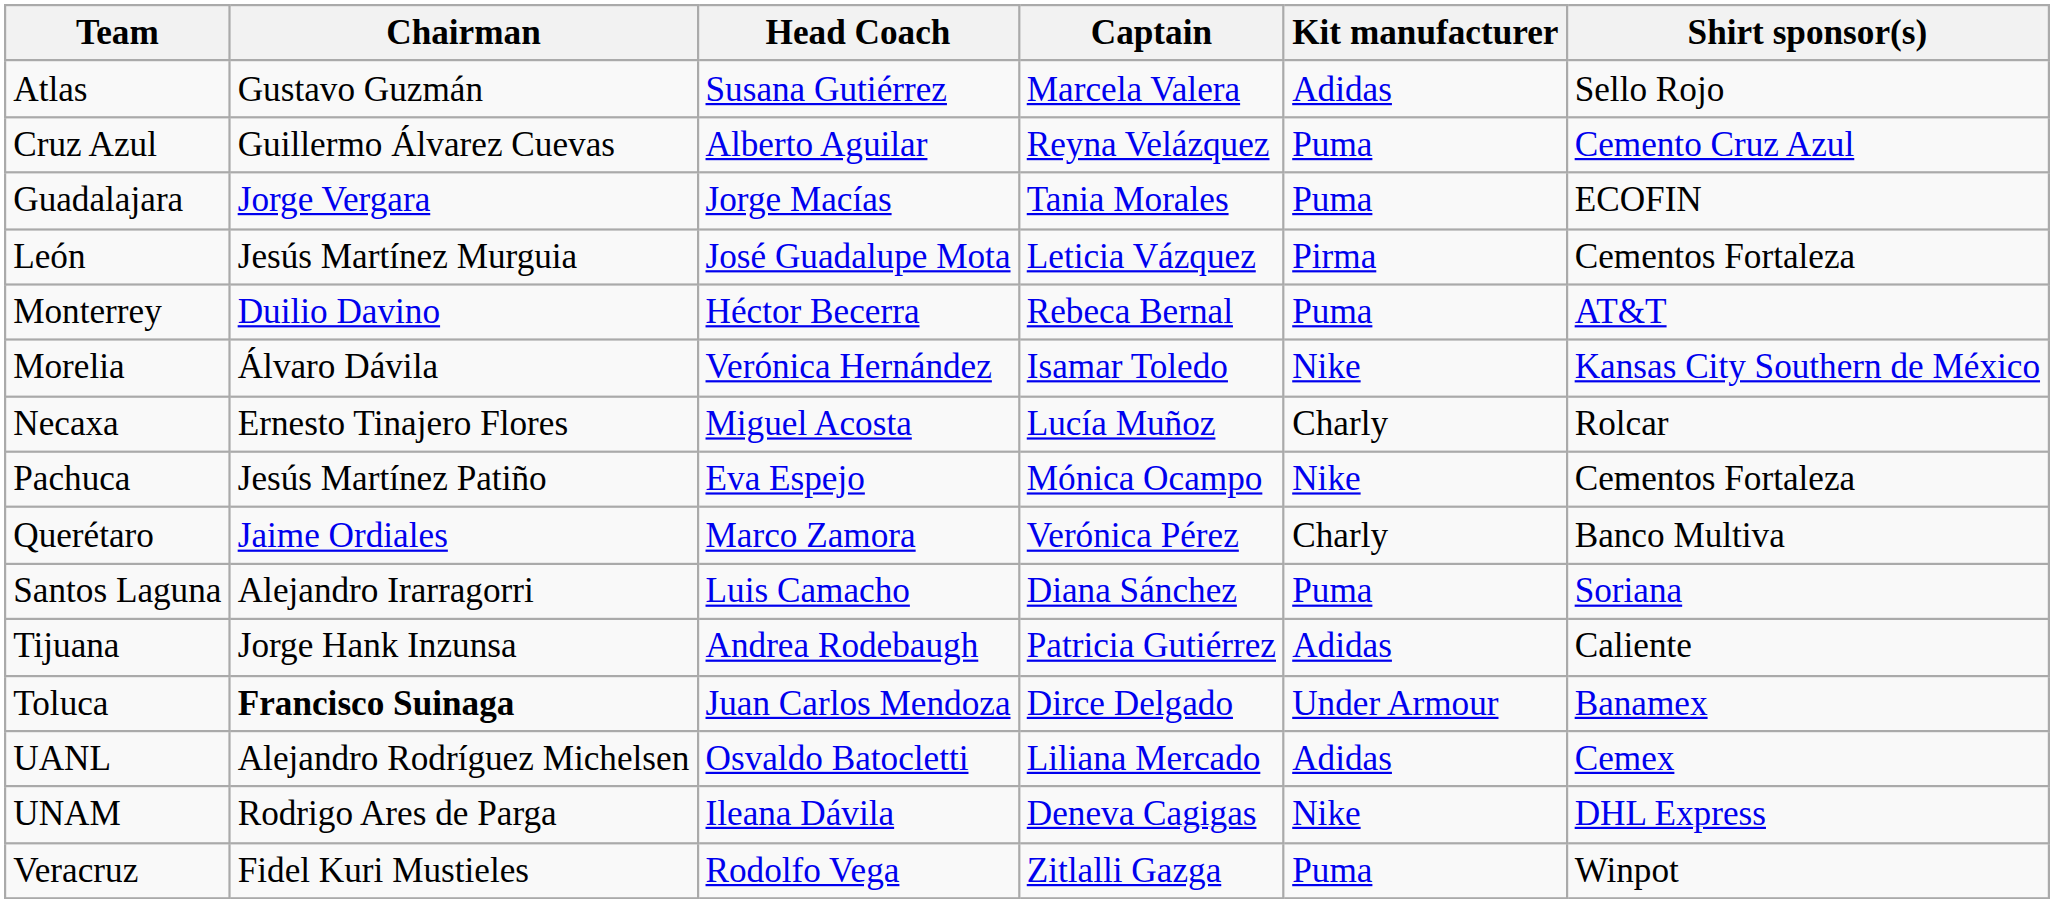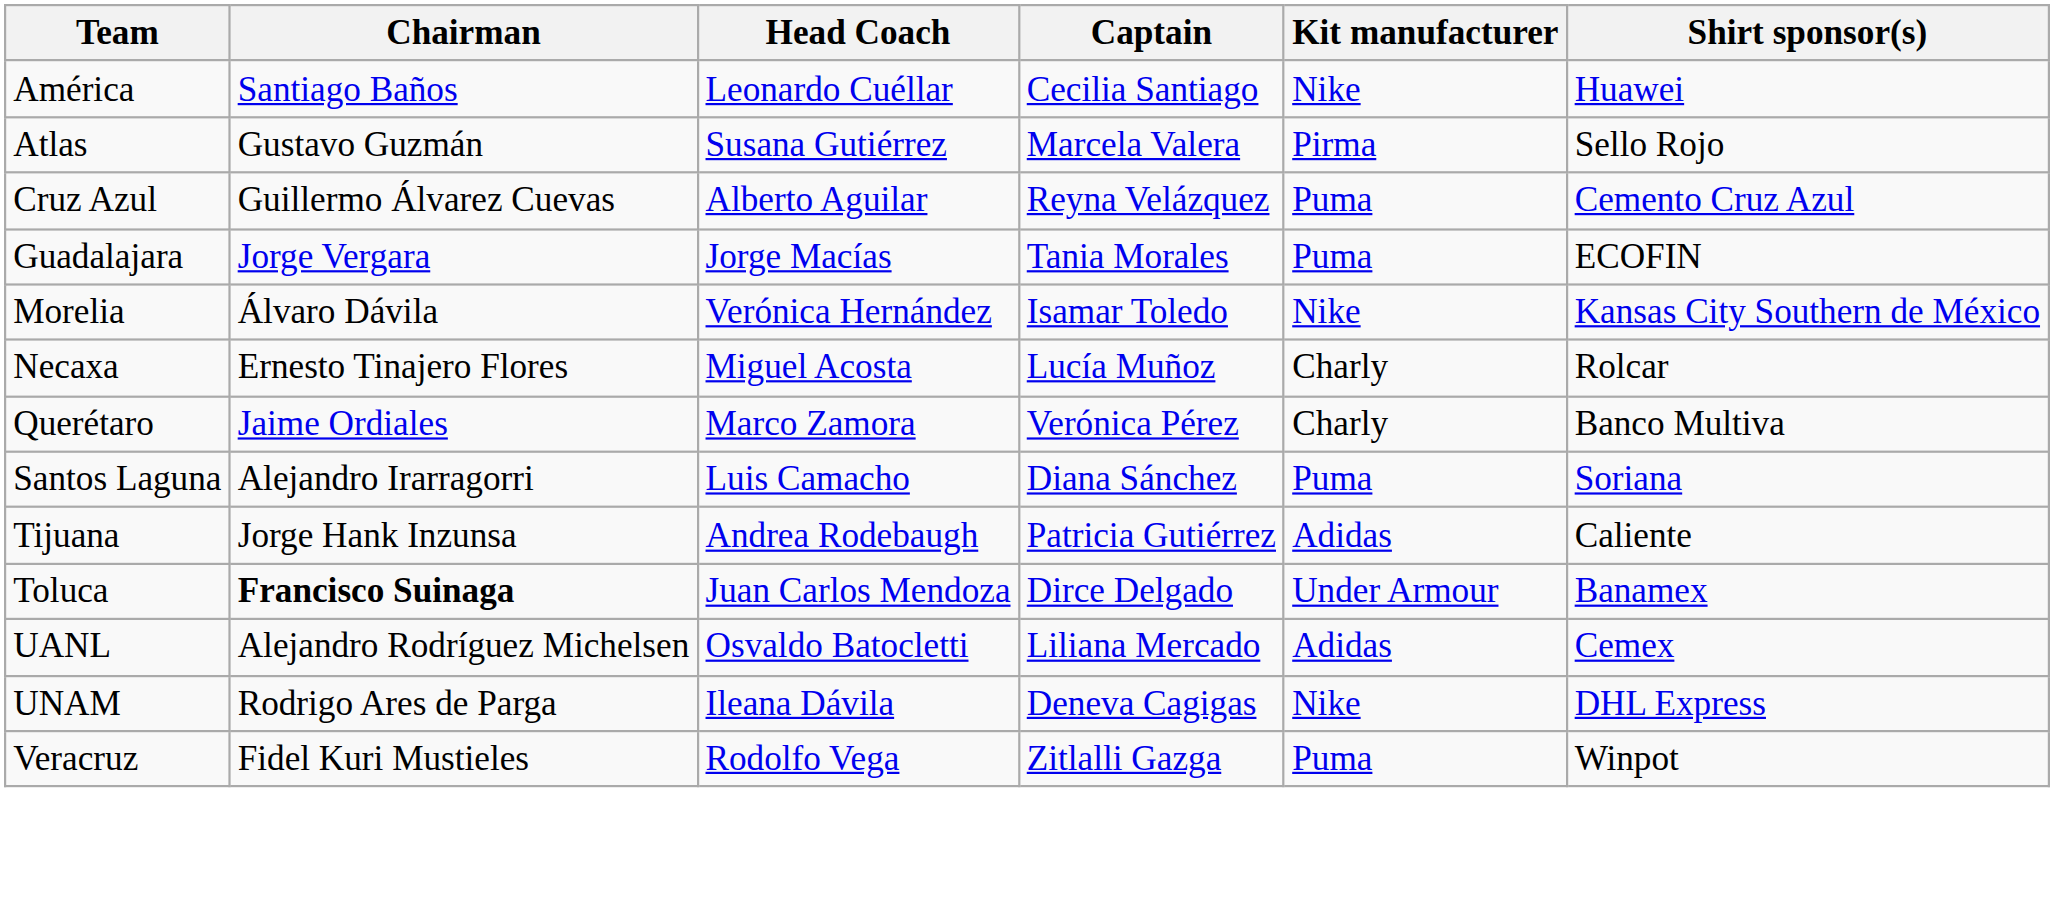+ row: (74, 88)
(1342, 88) Adidas -> (1334, 144) Pirma
- row: (49, 255)
- row: (87, 311)
- row: (72, 479)
